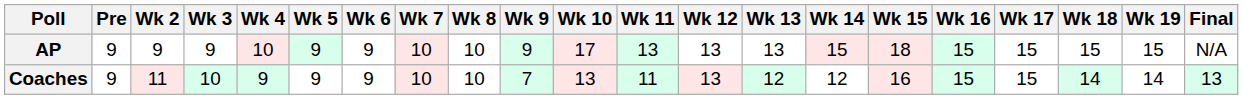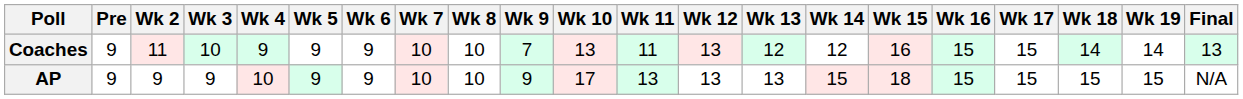rows swapped: (48, 49) <-> (48, 79)
